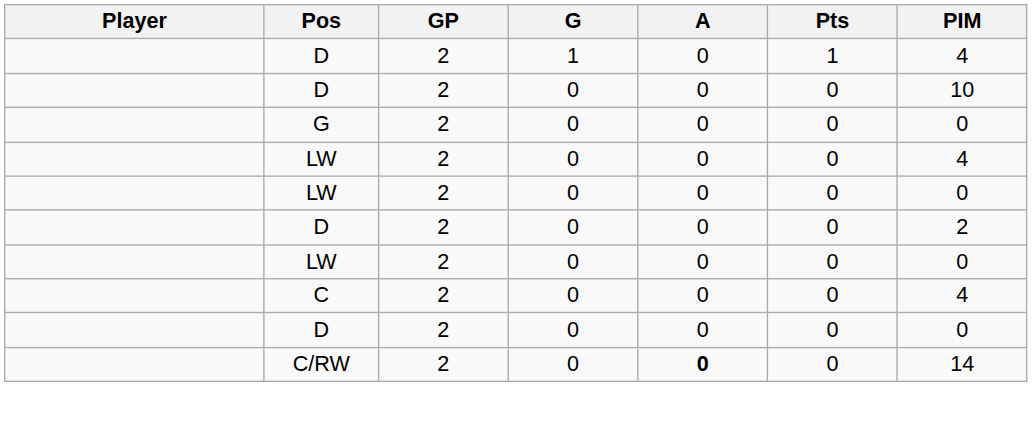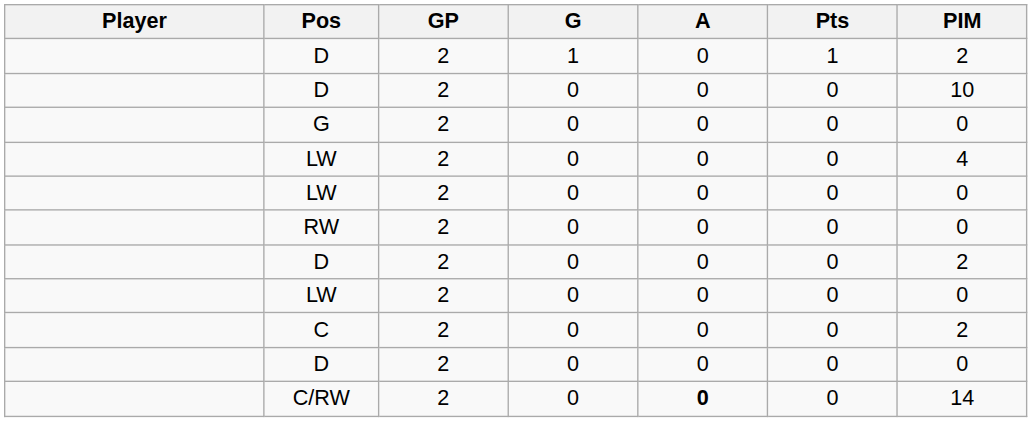(962, 55) 4 -> (962, 55) 2
+ row: (321, 227)
(962, 295) 4 -> (962, 329) 2
